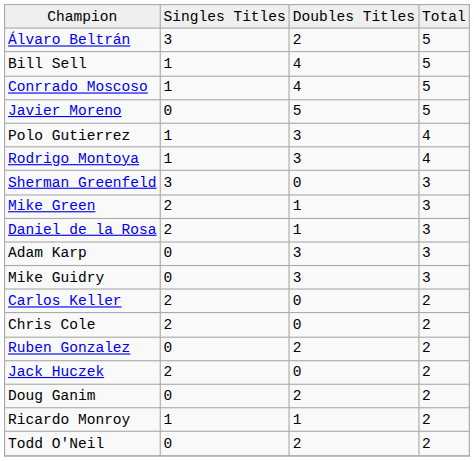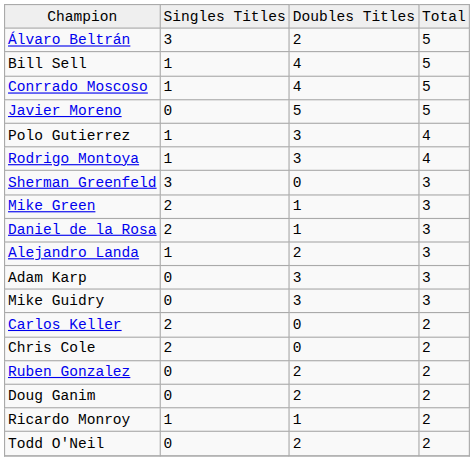+ row: (74, 254)
- row: (56, 372)
